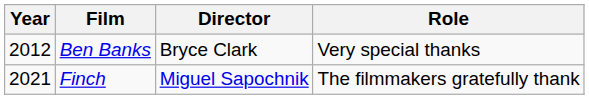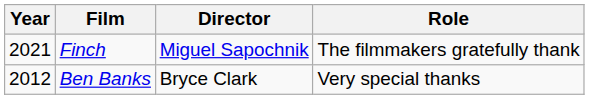rows swapped: (105, 49) <-> (83, 79)
